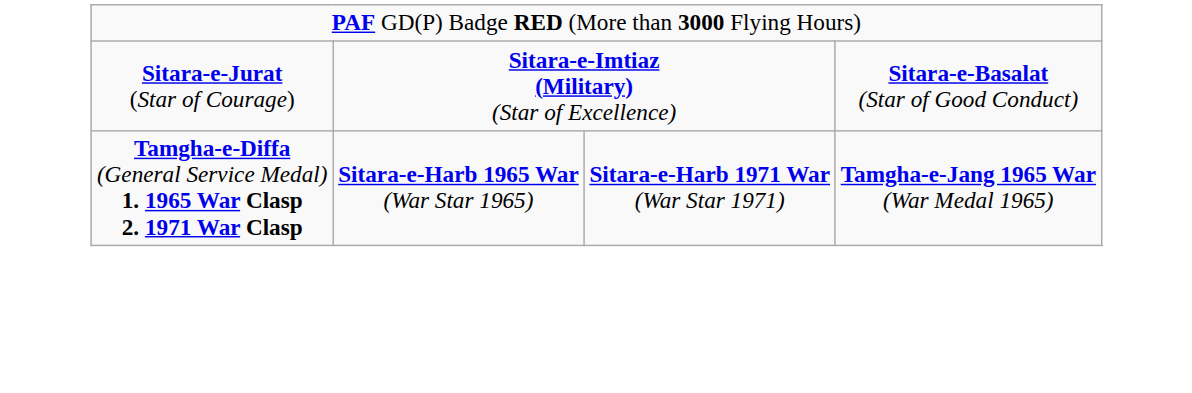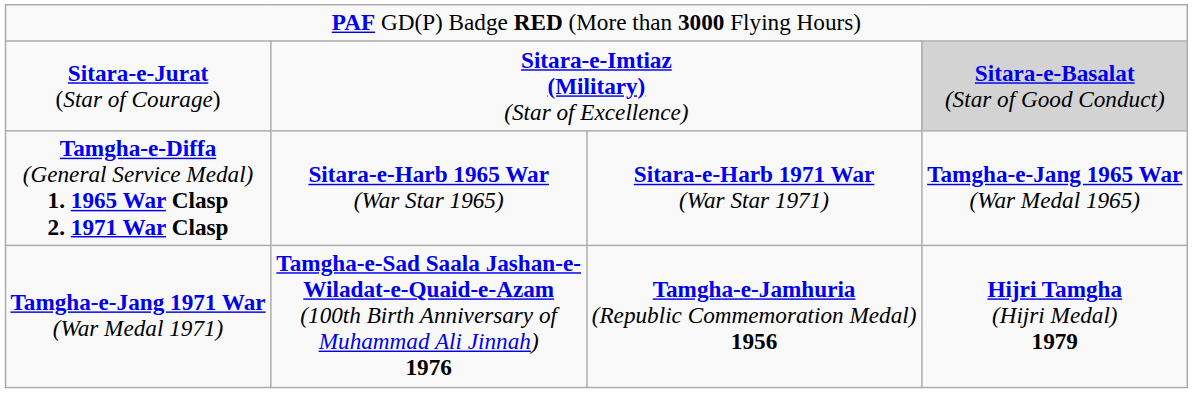(968, 85) no background -> (1055, 85) lightgrey background
+ row: (138, 315)
